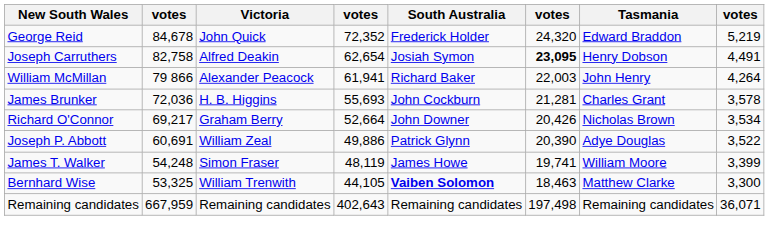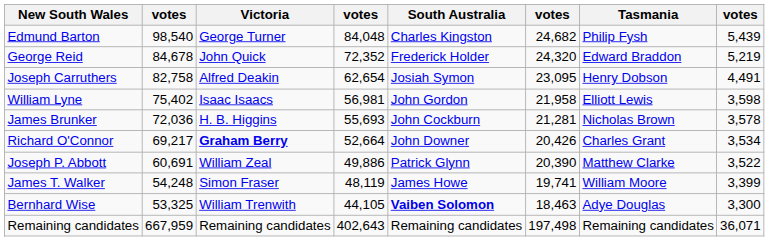+ row: (54, 36)
(556, 57) bold -> (556, 78) normal
- row: (57, 78)
+ row: (45, 99)
(624, 99) Charles Grant -> (629, 120) Nicholas Brown
(241, 120) normal -> (243, 141) bold
(629, 120) Nicholas Brown -> (624, 141) Charles Grant
(624, 141) Adye Douglas -> (629, 162) Matthew Clarke
(629, 183) Matthew Clarke -> (624, 204) Adye Douglas
